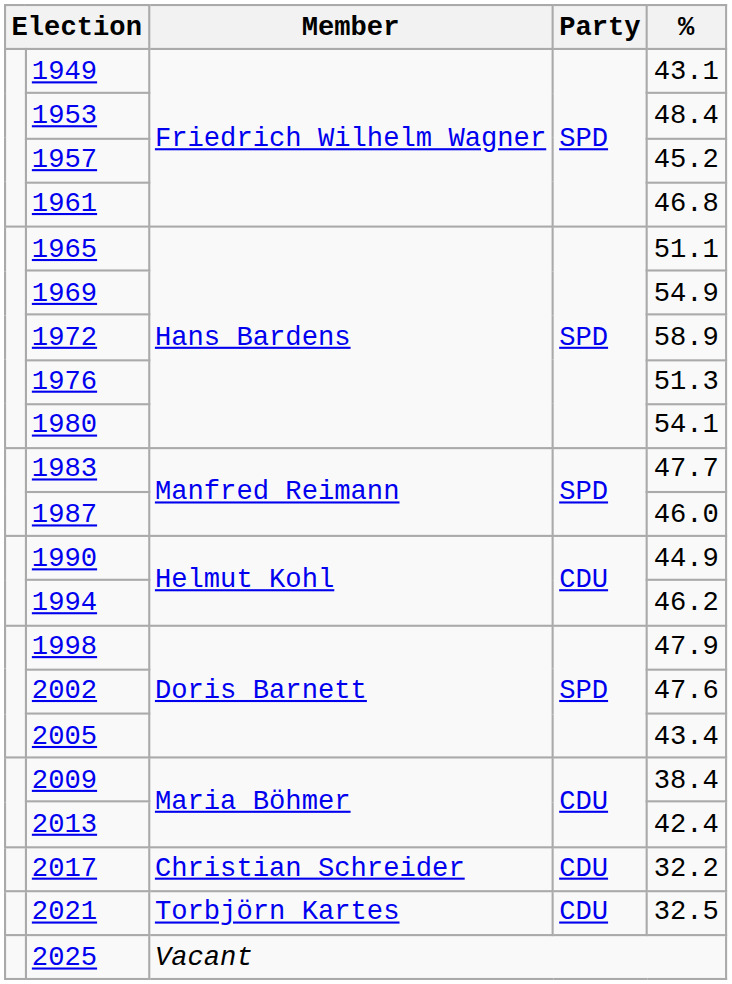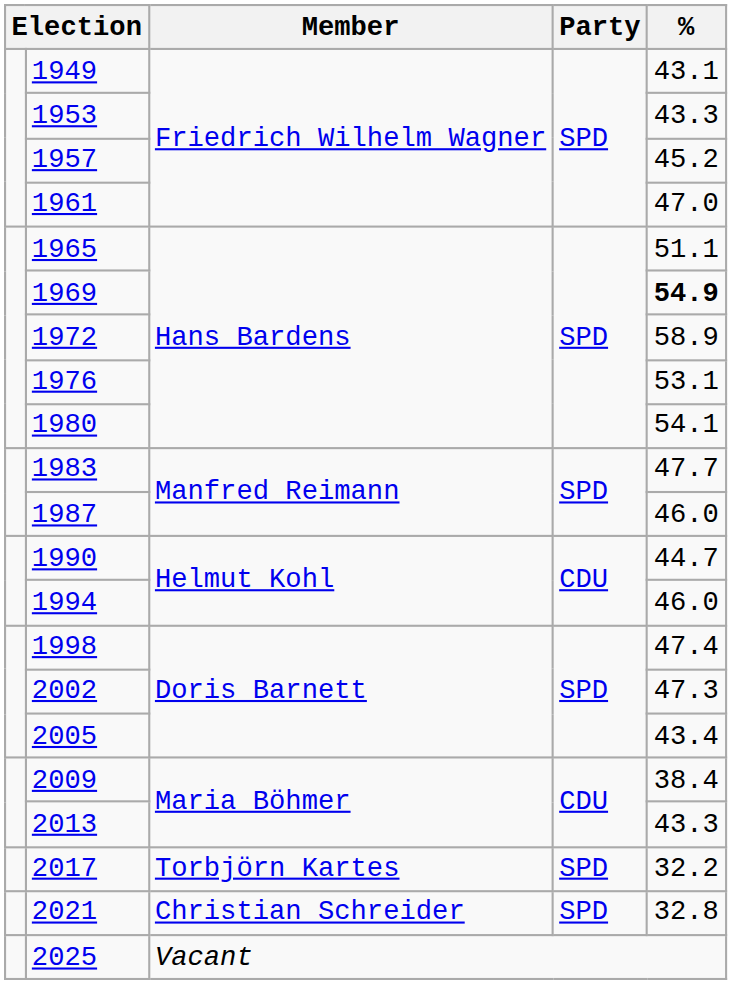(686, 116) 48.4 -> (686, 116) 43.3
(686, 204) 46.8 -> (686, 204) 47.0
(686, 293) normal -> (686, 293) bold
(686, 381) 51.3 -> (686, 381) 53.1
(686, 559) 44.9 -> (686, 559) 44.7
(686, 603) 46.2 -> (686, 603) 46.0
(686, 647) 47.9 -> (686, 647) 47.4
(686, 691) 47.6 -> (686, 691) 47.3
(686, 824) 42.4 -> (686, 824) 43.3
(310, 869) Christian Schreider -> (277, 869) Torbjörn Kartes
(584, 869) CDU -> (584, 869) SPD
(277, 913) Torbjörn Kartes -> (310, 913) Christian Schreider
(584, 913) CDU -> (584, 913) SPD
(686, 913) 32.5 -> (686, 913) 32.8
